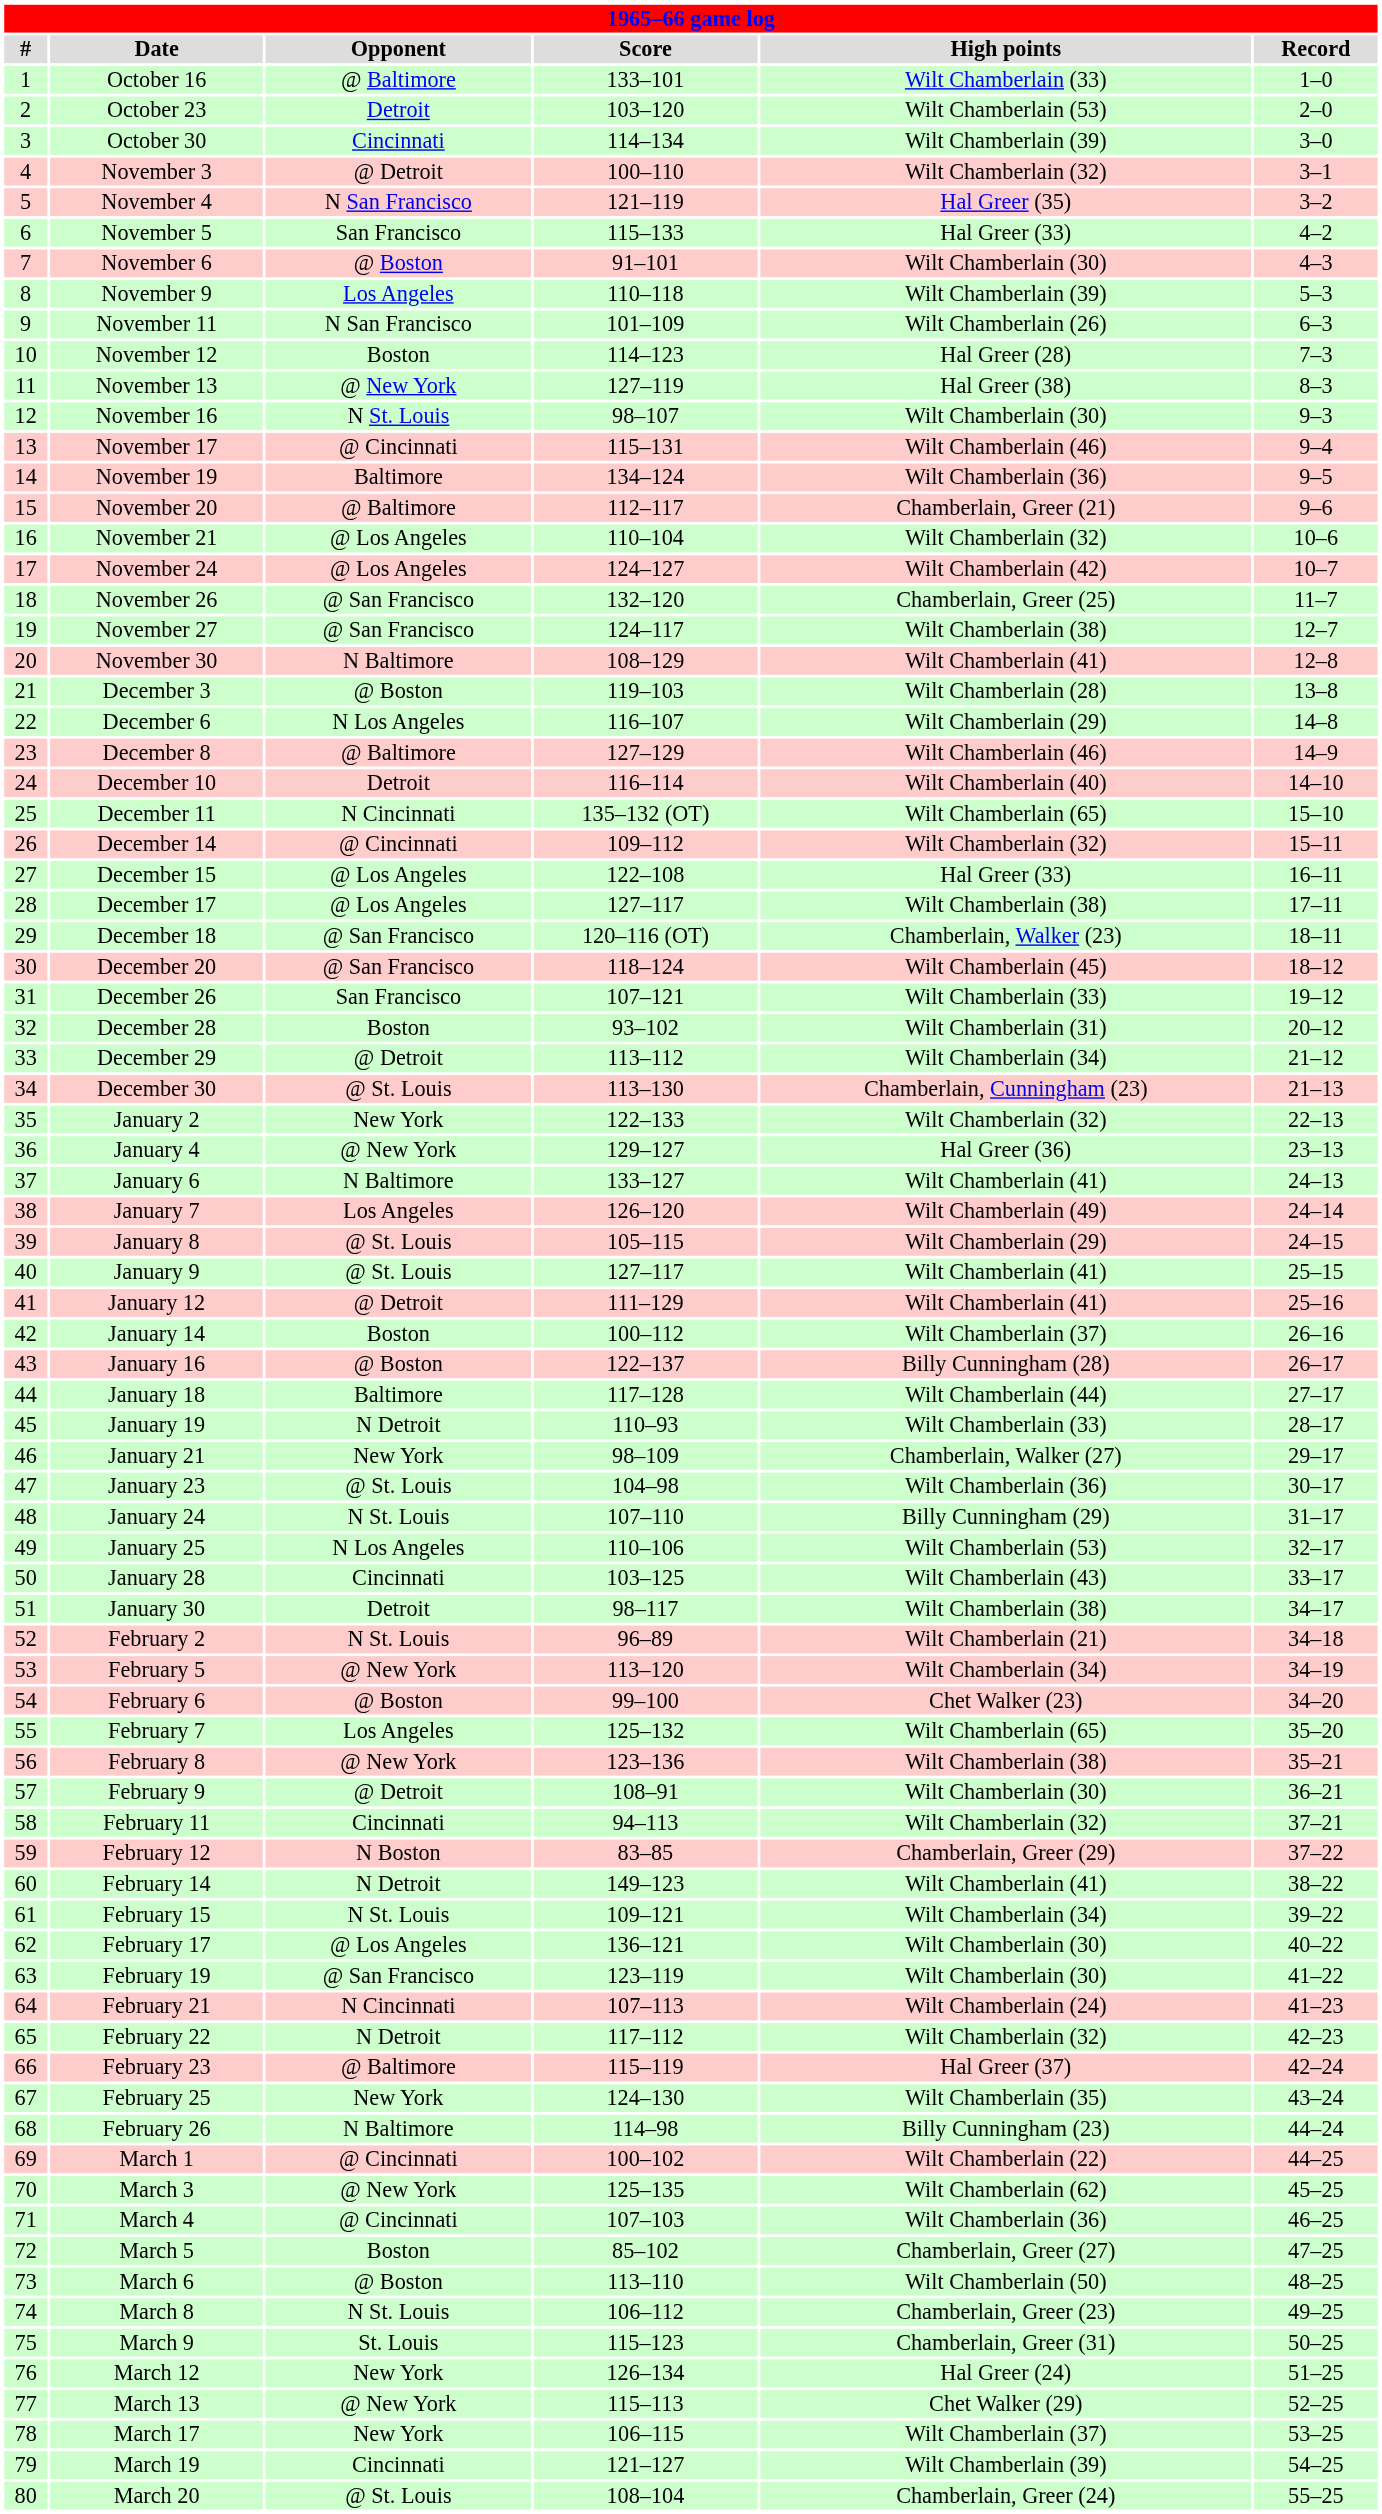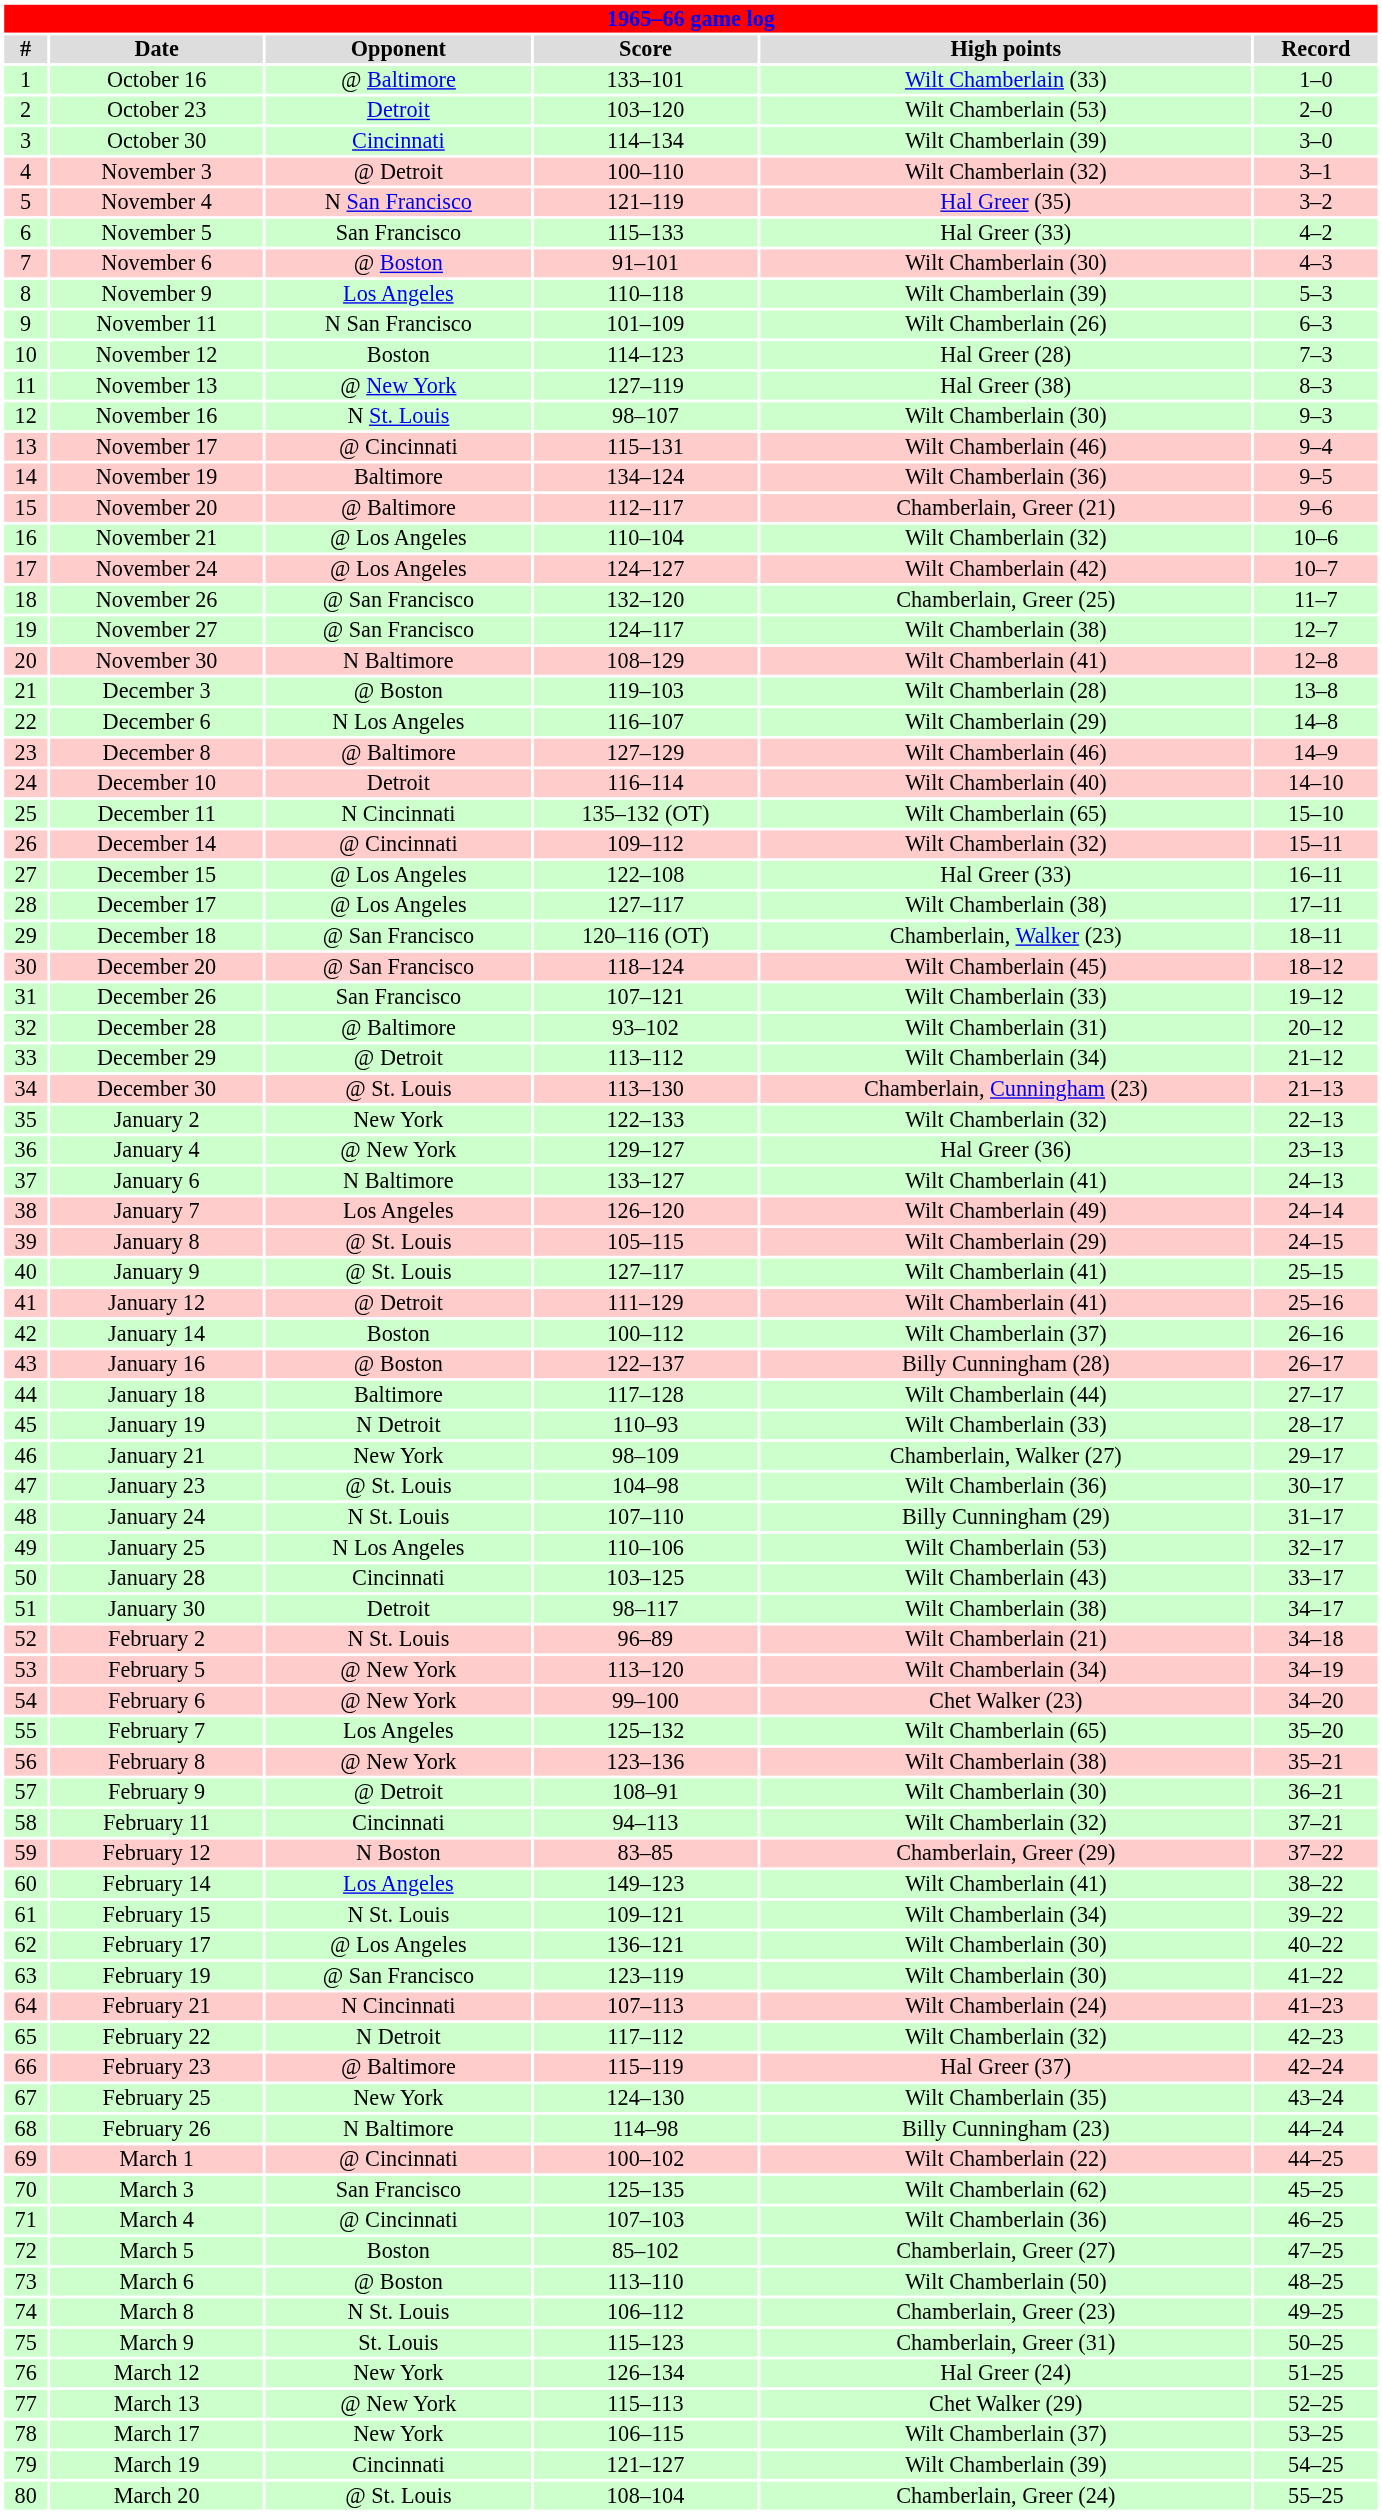(398, 1027) Boston -> (398, 1027) @ Baltimore
(398, 1700) @ Boston -> (398, 1700) @ New York
(398, 1883) N Detroit -> (398, 1883) Los Angeles
(398, 2189) @ New York -> (398, 2189) San Francisco
